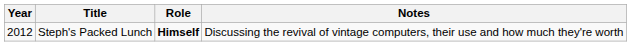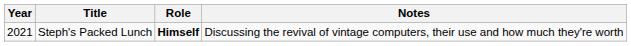(20, 31) 2012 -> (20, 31) 2021
